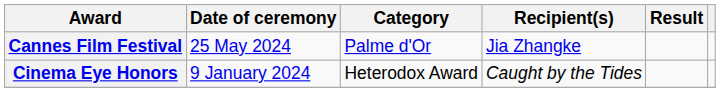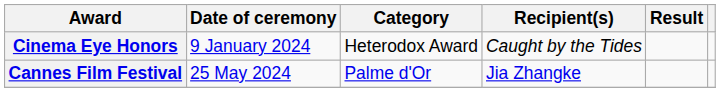rows swapped: (95, 45) <-> (95, 73)
